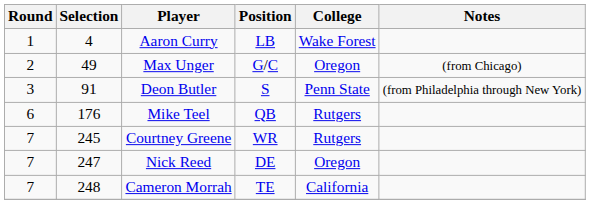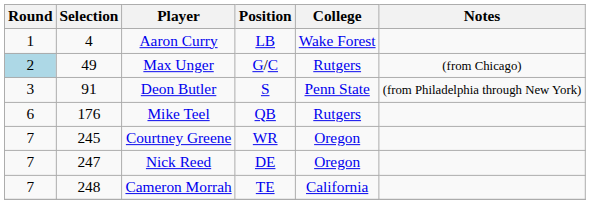(30, 65) no background -> (30, 65) lightblue background
(337, 65) Oregon -> (337, 65) Rutgers
(337, 138) Rutgers -> (337, 138) Oregon
